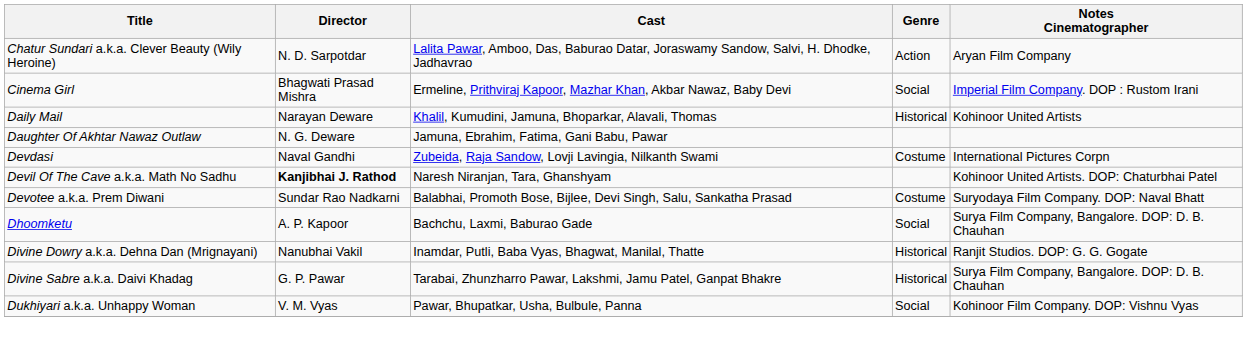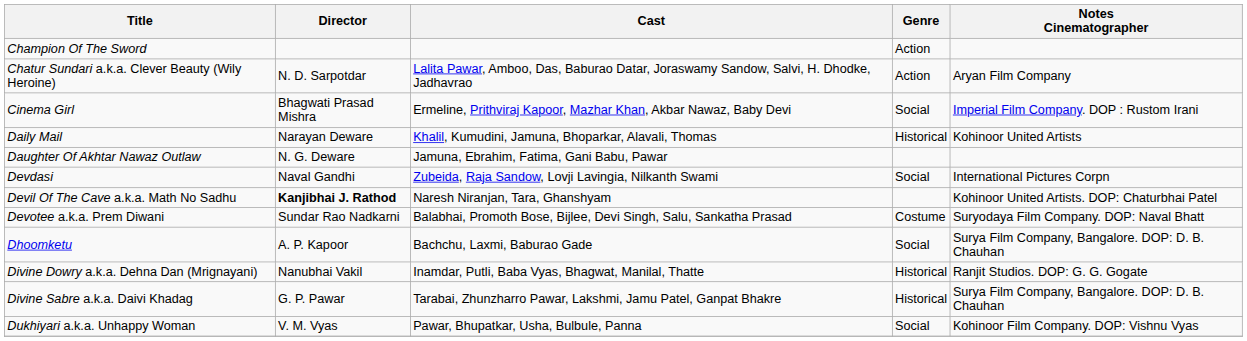+ row: (77, 48)
(920, 157) Costume -> (912, 177) Social
